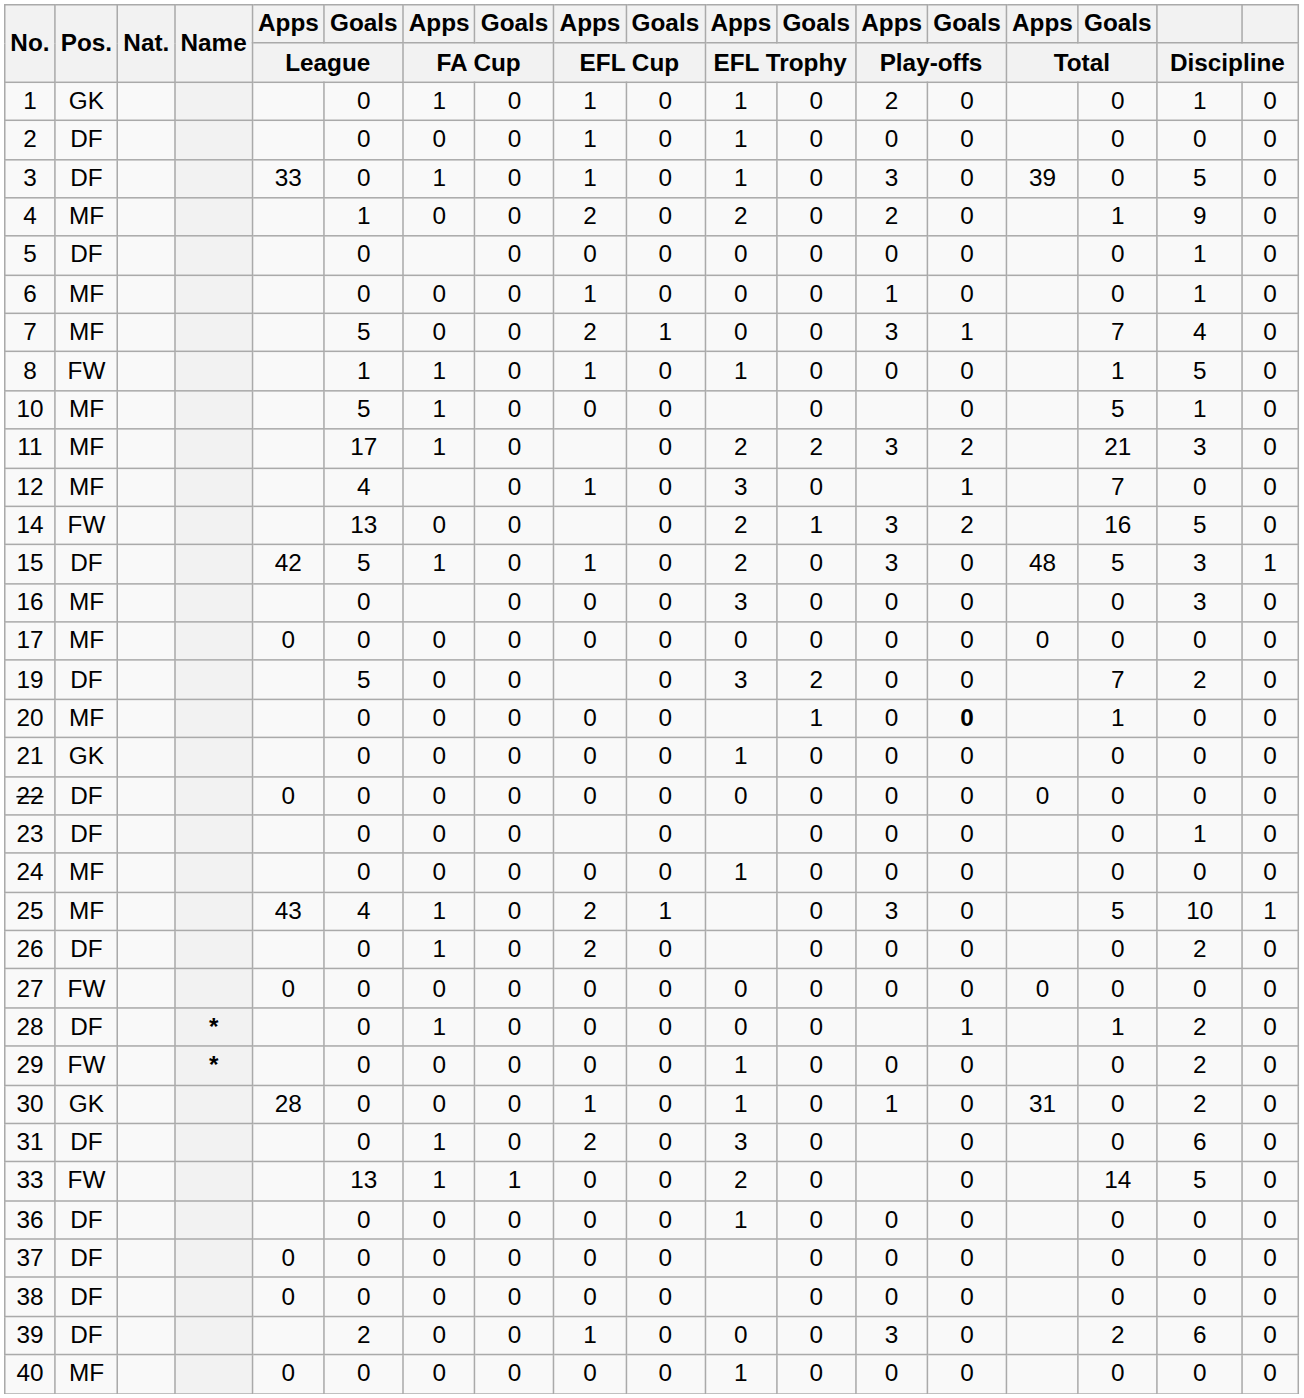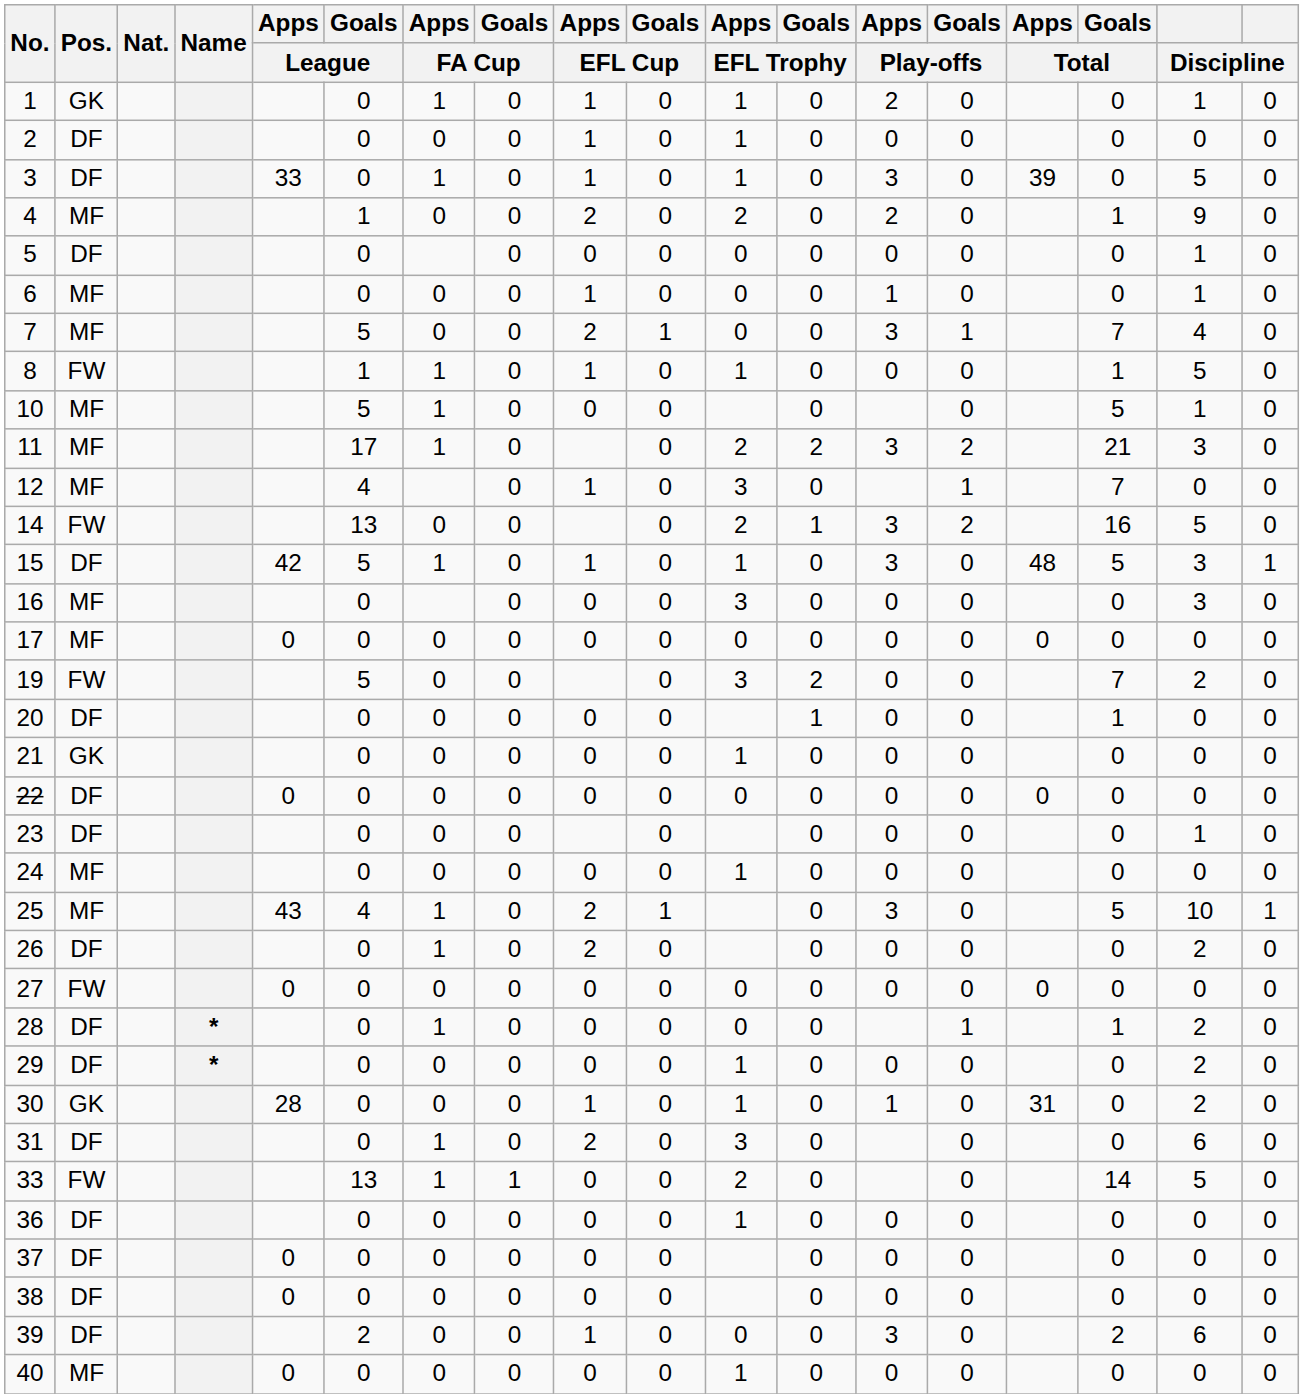(741, 563) 2 -> (741, 563) 1
(86, 679) DF -> (86, 679) FW
(86, 718) MF -> (86, 718) DF
(967, 718) bold -> (967, 718) normal
(86, 1065) FW -> (86, 1065) DF
